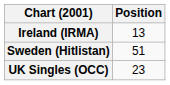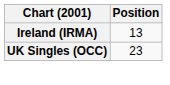- row: (58, 51)
